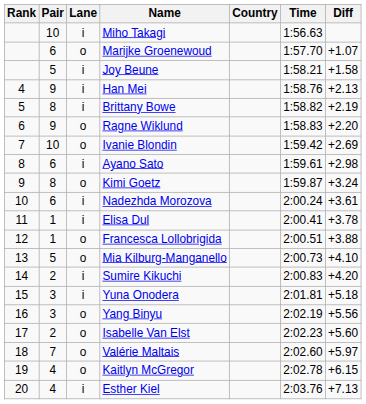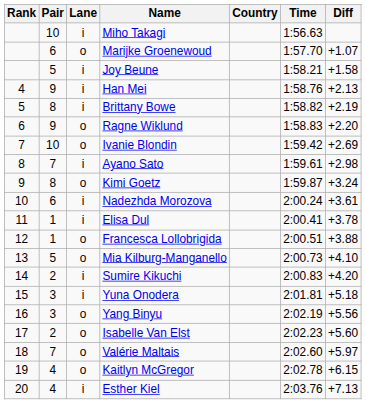(53, 164) 6 -> (53, 164) 7
